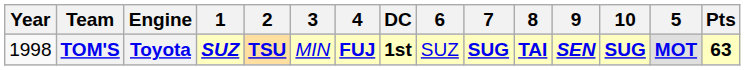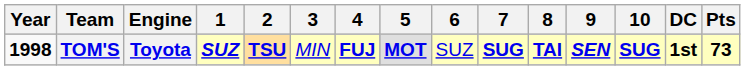columns swapped: (676, 19) <-> (398, 19)
(30, 49) normal -> (30, 49) bold
(721, 49) 63 -> (721, 49) 73
